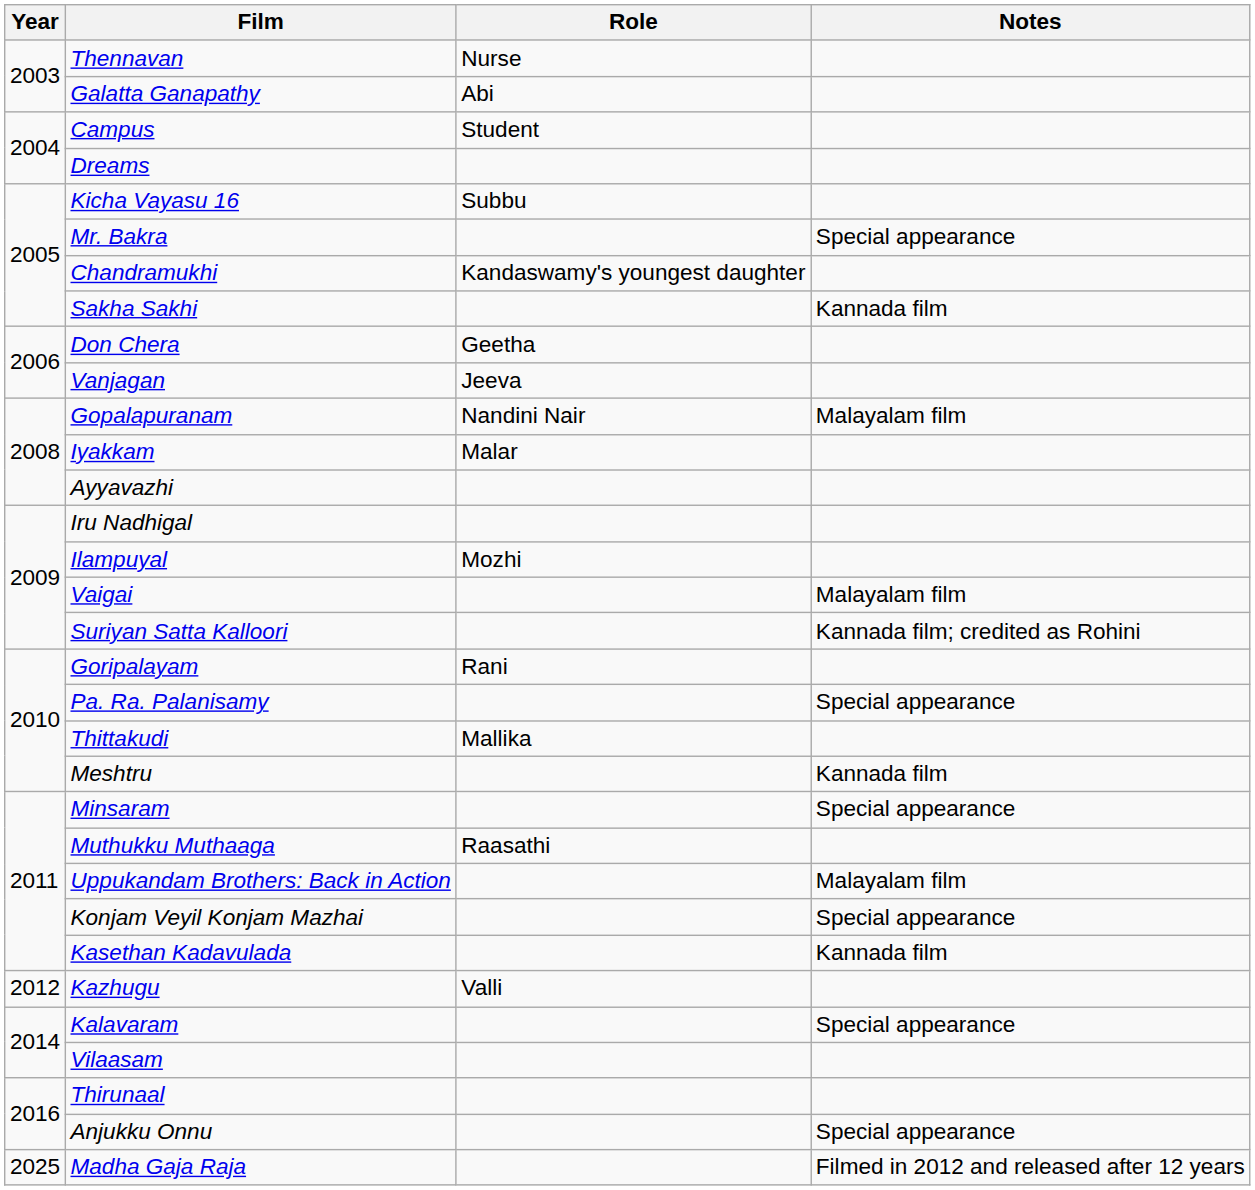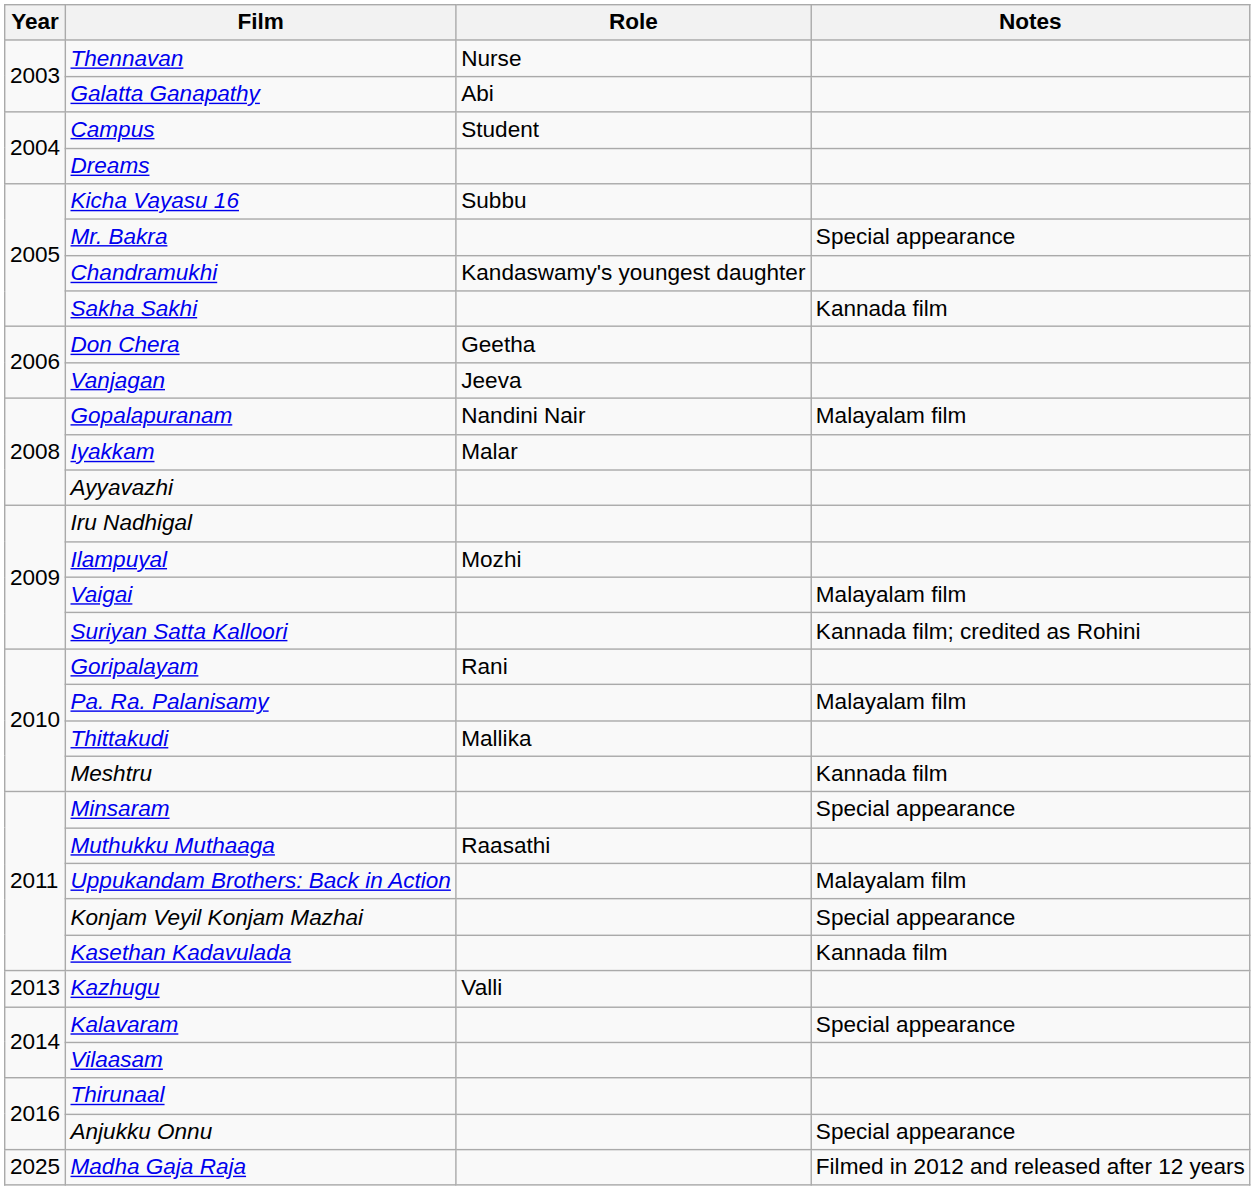(916, 702) Special appearance -> (891, 702) Malayalam film
(35, 988) 2012 -> (35, 988) 2013
